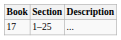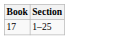- column: (90, 12)
